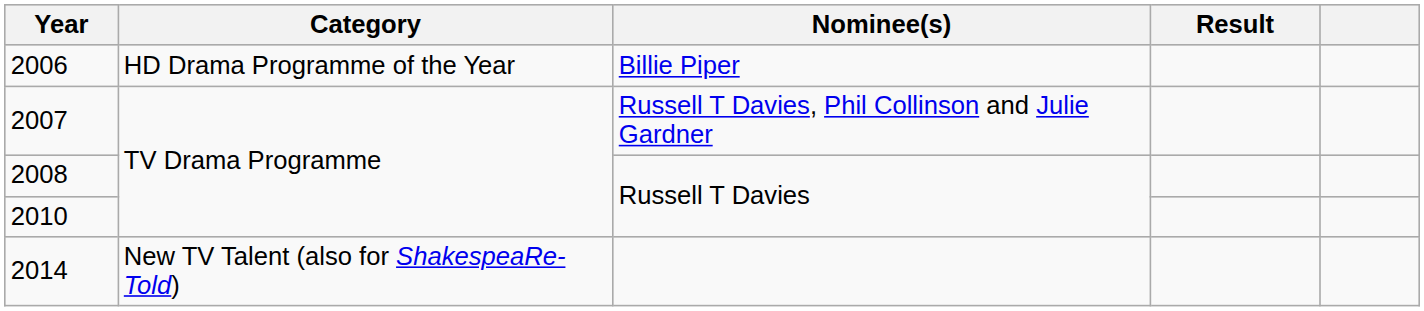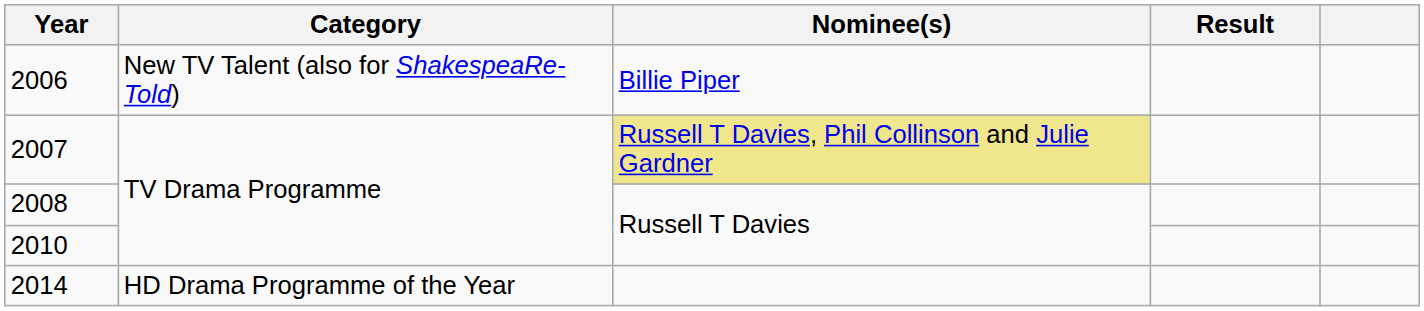(319, 65) HD Drama Programme of the Year -> (345, 79) New TV Talent (also for ShakespeaRe-Told)
(854, 120) no background -> (854, 149) khaki background
(345, 270) New TV Talent (also for ShakespeaRe-Told) -> (319, 285) HD Drama Programme of the Year
